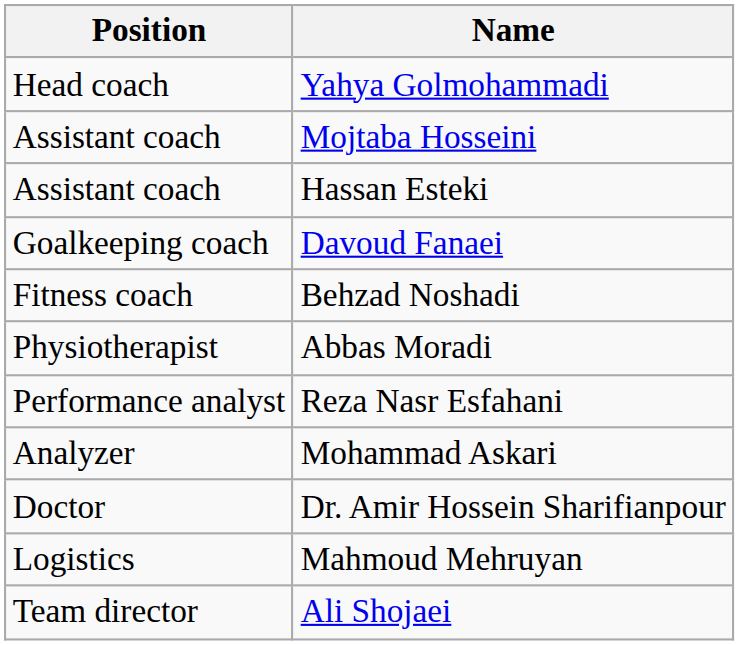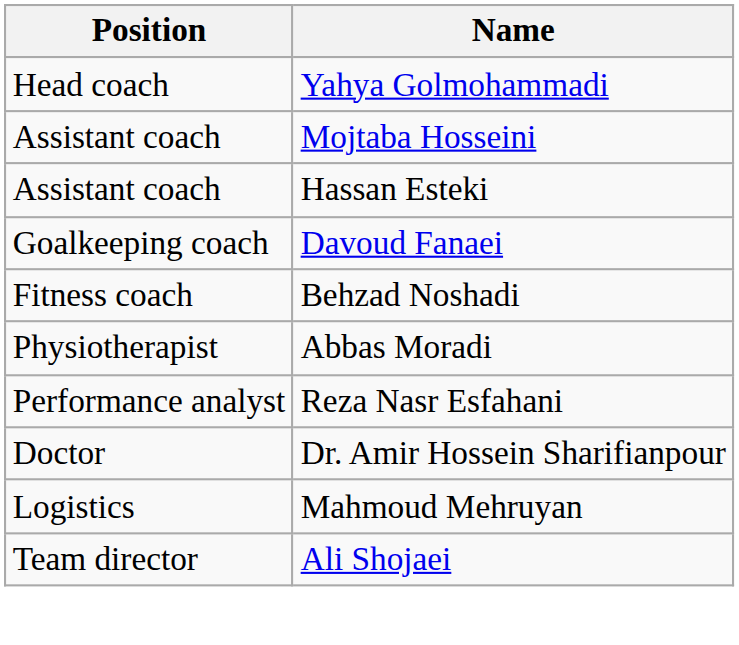- row: (429, 453)
